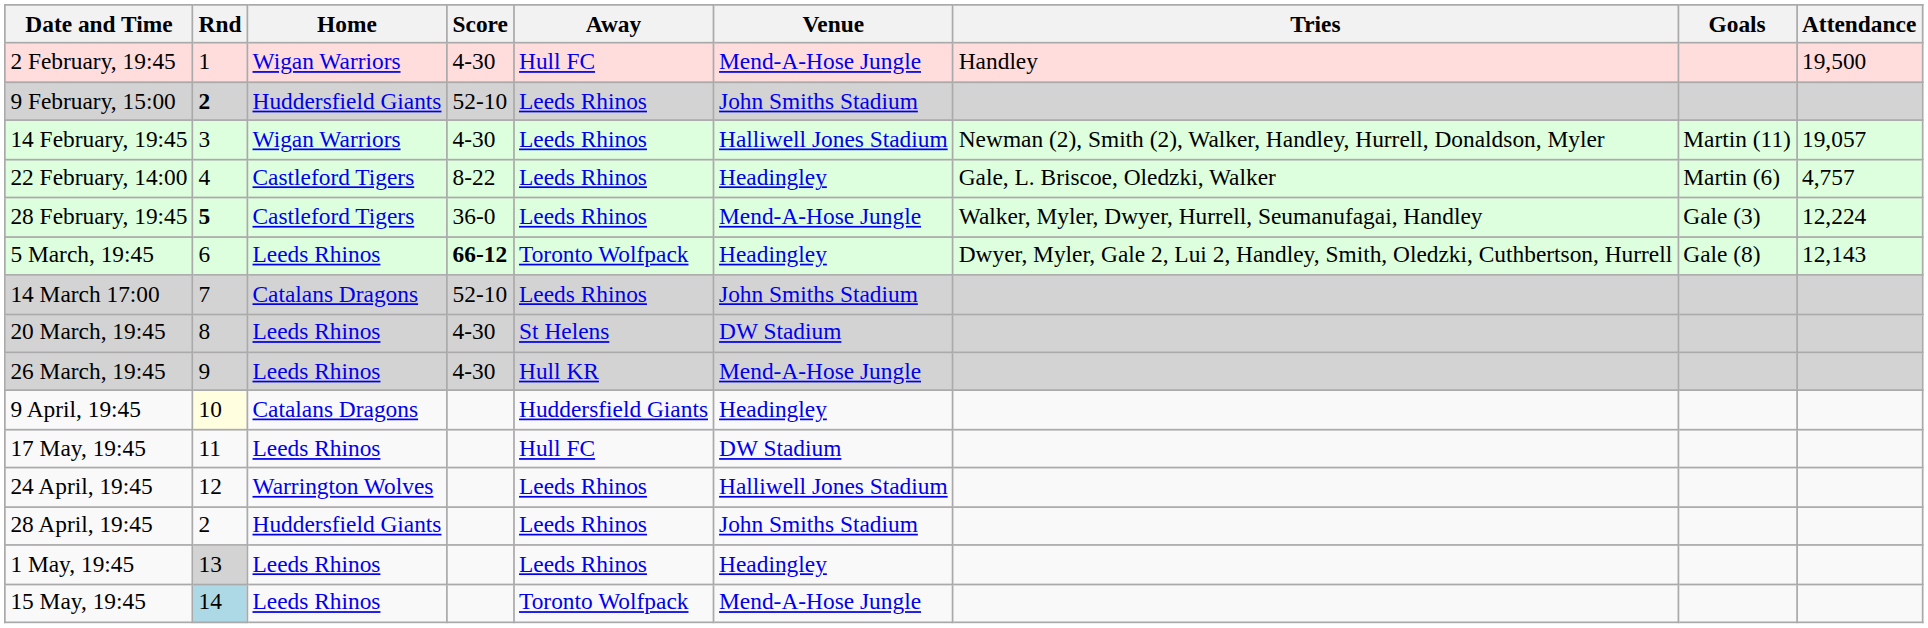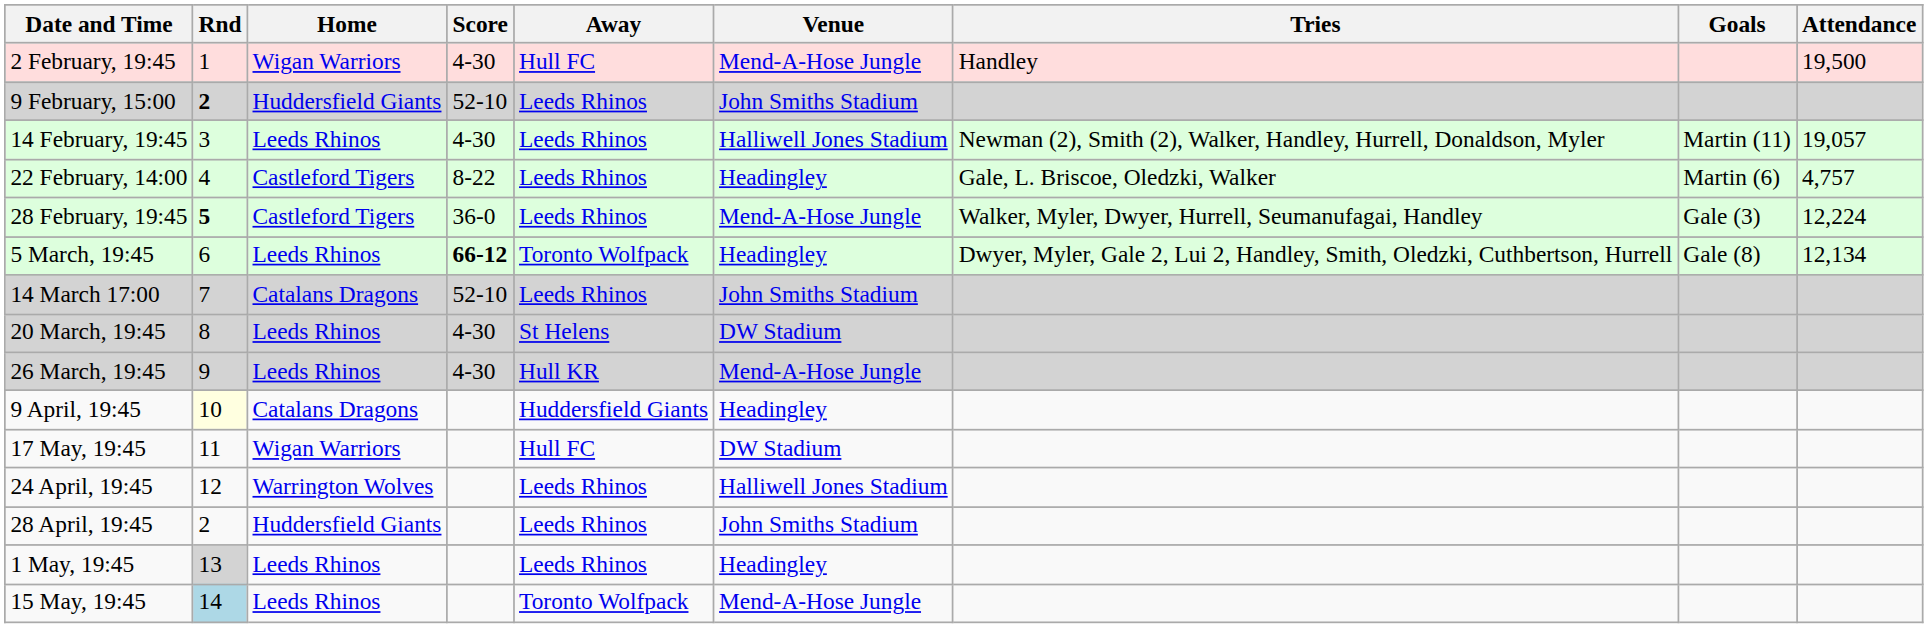(327, 139) Wigan Warriors -> (316, 139) Leeds Rhinos
(1834, 254) 12,143 -> (1834, 254) 12,134
(316, 447) Leeds Rhinos -> (327, 447) Wigan Warriors
